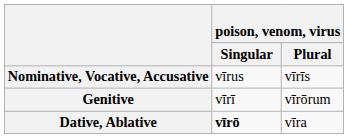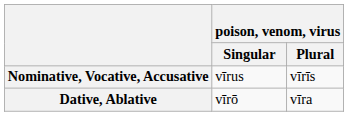- row: (108, 99)
(227, 122) bold -> (227, 99) normal
